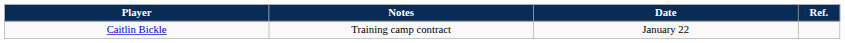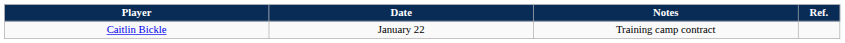columns swapped: (666, 13) <-> (401, 13)
